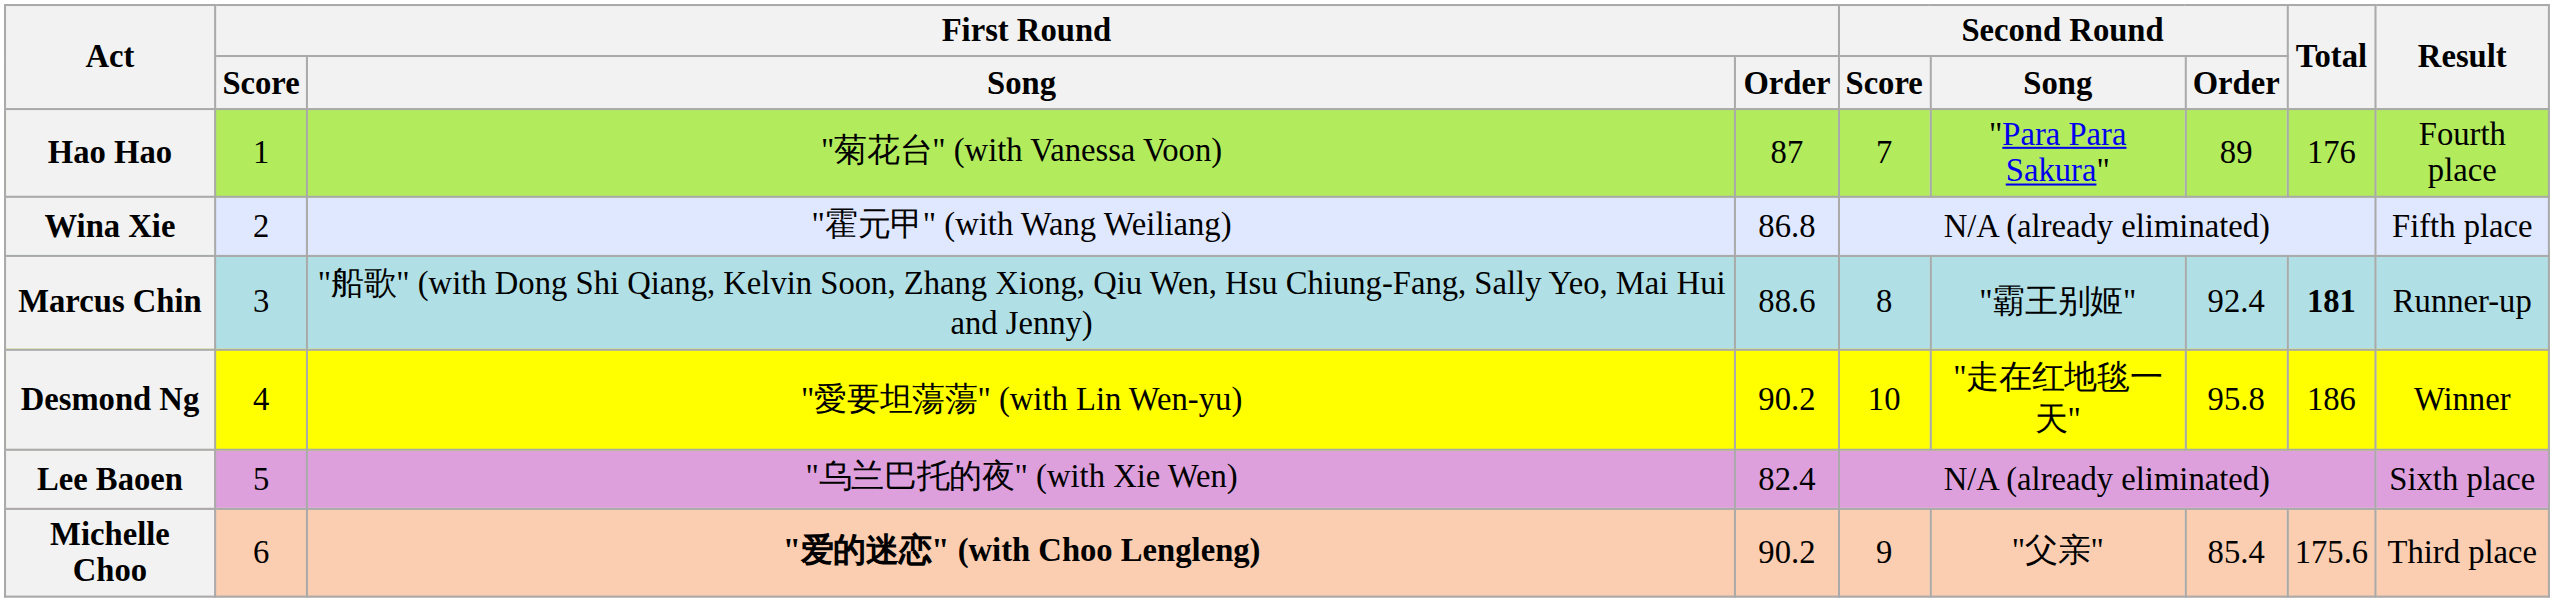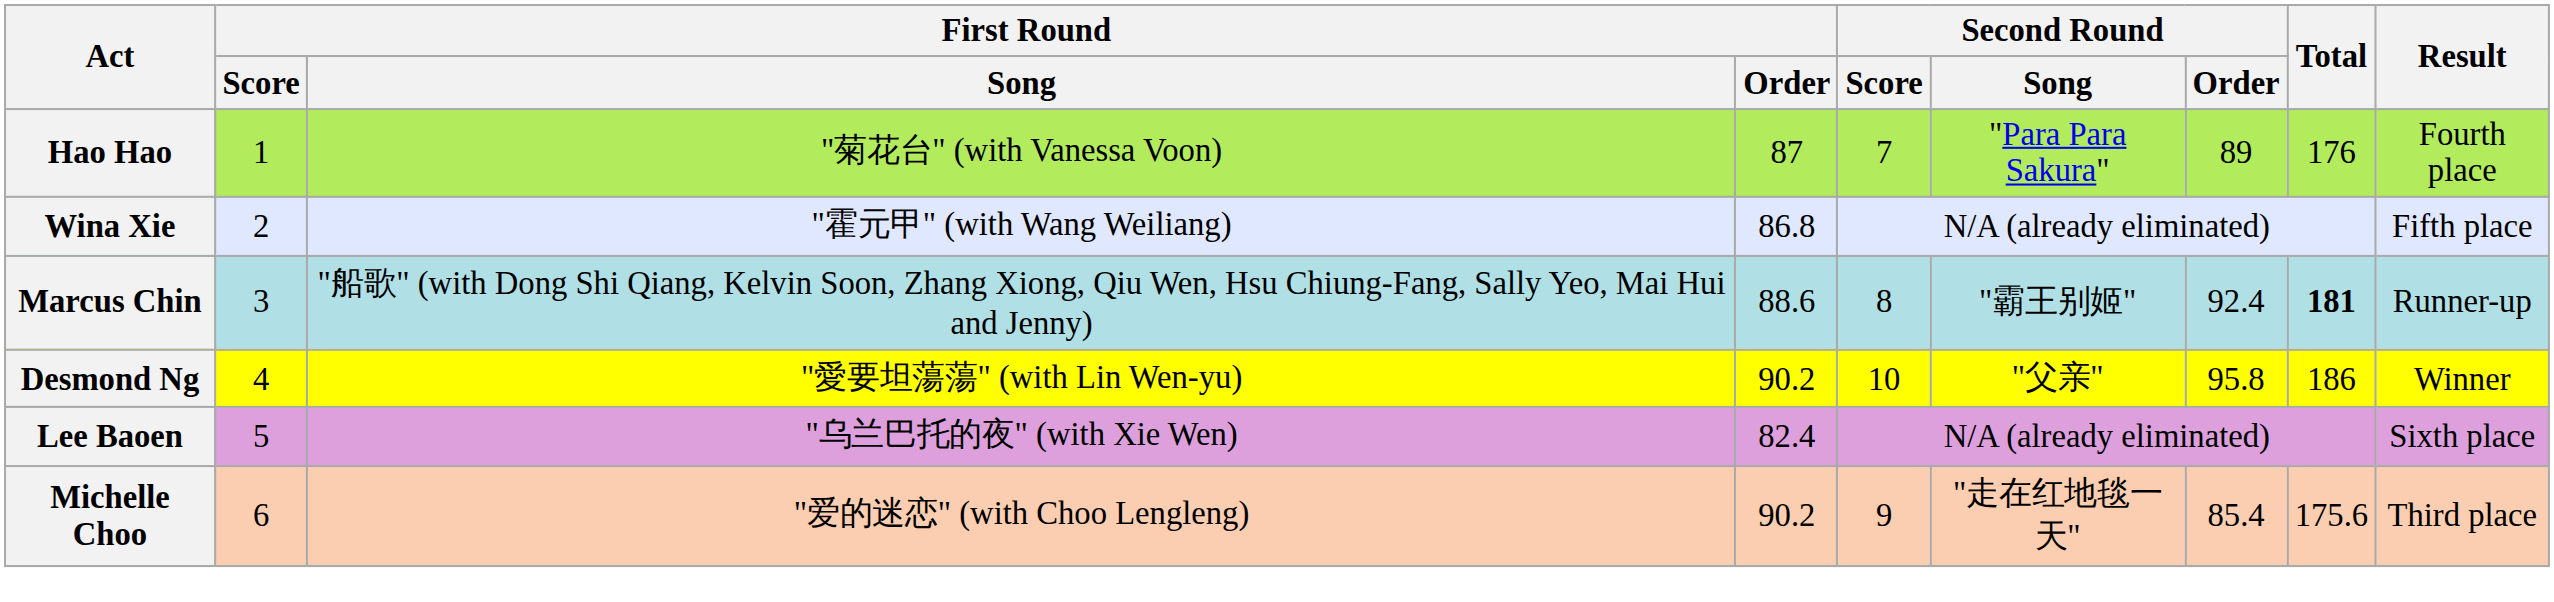(2058, 398) "走在红地毯一天" -> (2058, 376) "父亲"
(1022, 550) bold -> (1022, 514) normal
(2058, 550) "父亲" -> (2058, 514) "走在红地毯一天"
